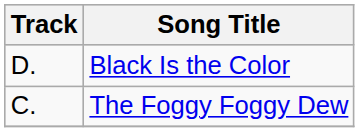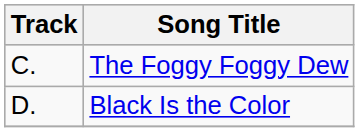rows swapped: (219, 106) <-> (190, 65)
